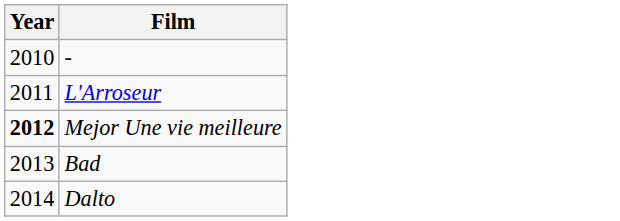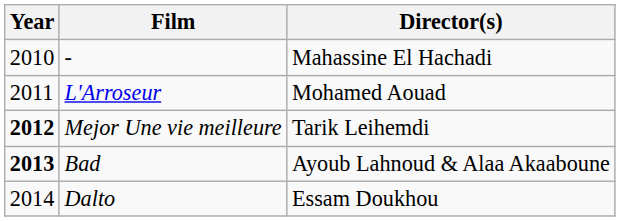+ column: (451, 22)
(32, 163) normal -> (32, 163) bold
